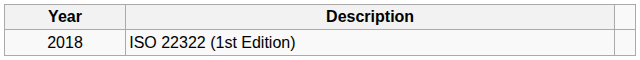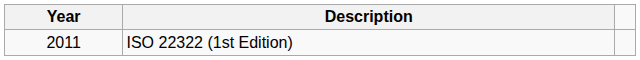(65, 42) 2018 -> (64, 42) 2011
